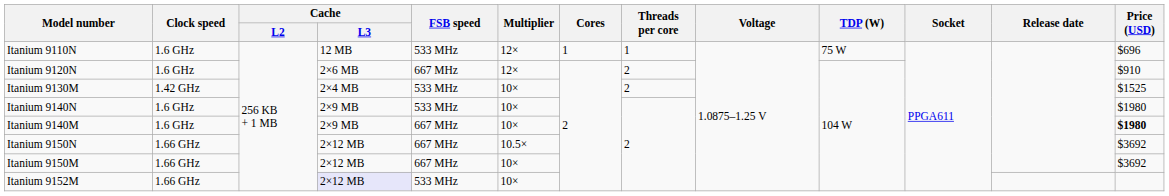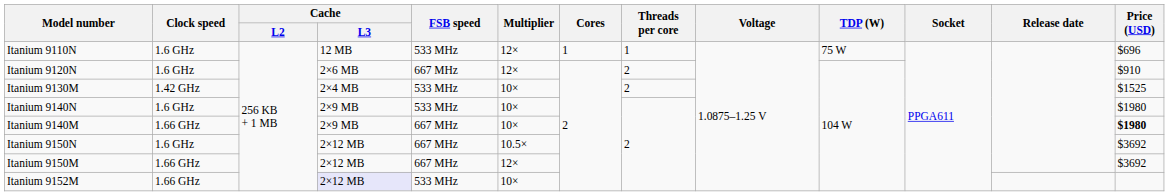(175, 125) 1.6 GHz -> (177, 125) 1.66 GHz
(177, 143) 1.66 GHz -> (175, 143) 1.6 GHz
(510, 162) 10× -> (510, 162) 12×
